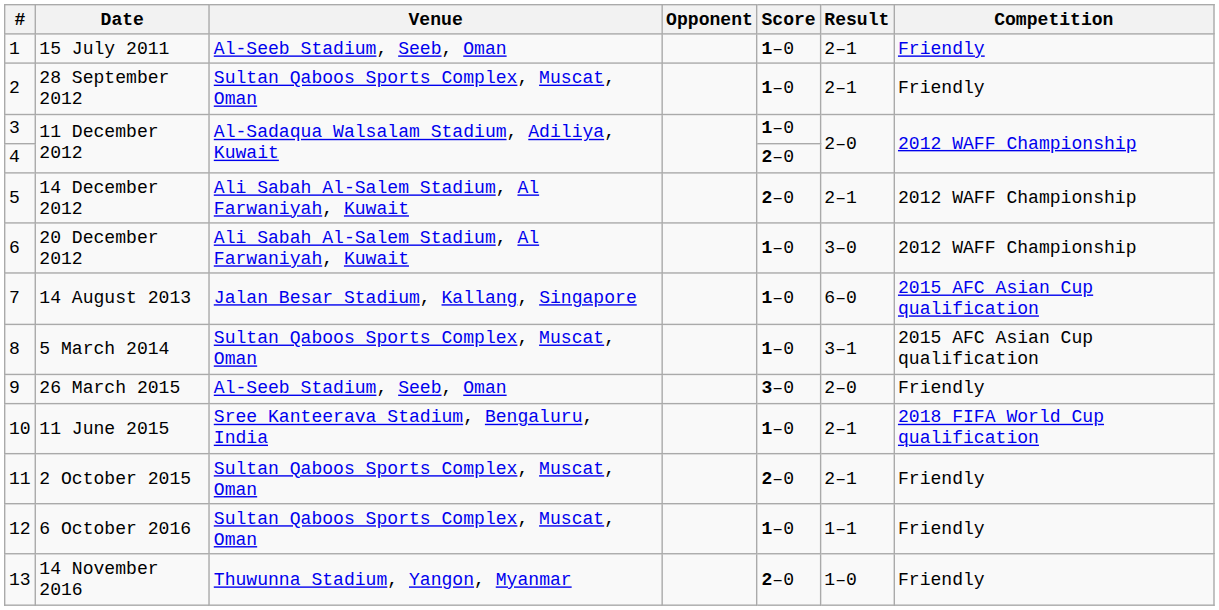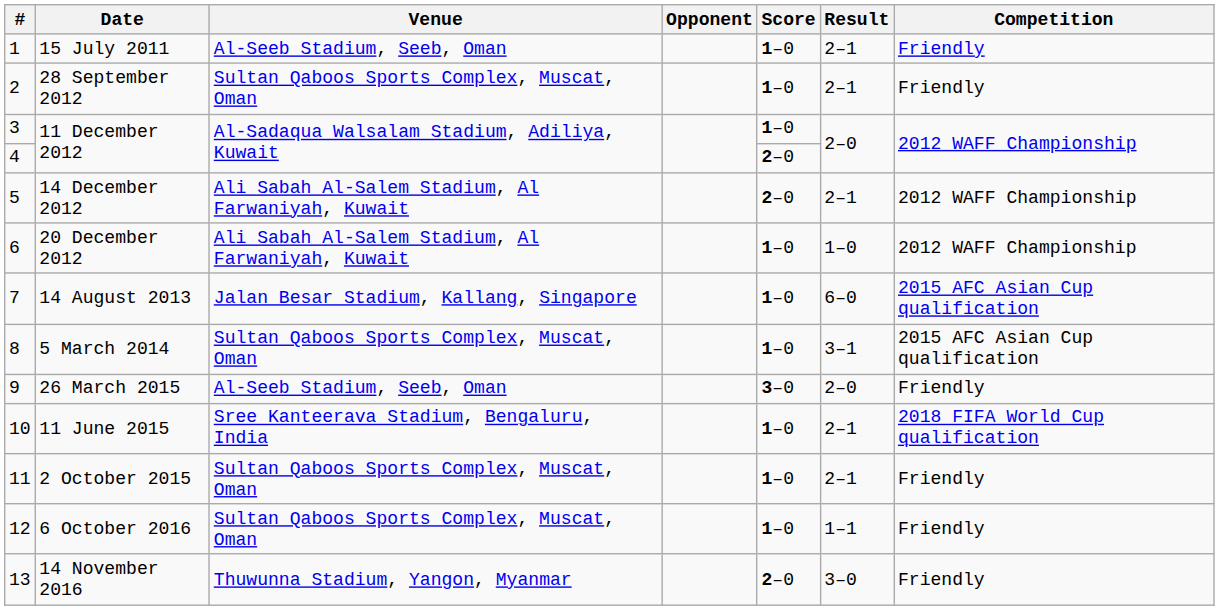(841, 248) 3–0 -> (841, 248) 1–0
(778, 479) 2–0 -> (778, 479) 1–0
(841, 580) 1–0 -> (841, 580) 3–0
